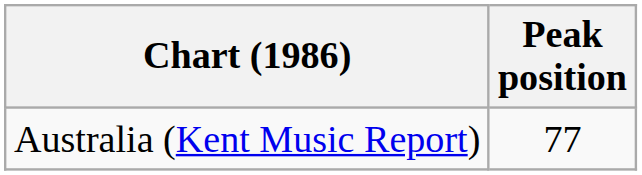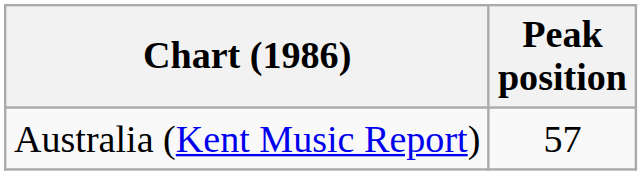(562, 137) 77 -> (562, 137) 57
